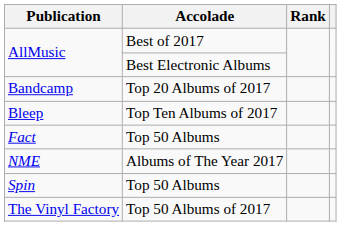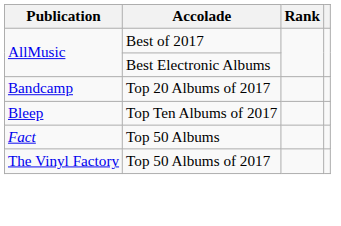- row: (24, 161)
- row: (21, 185)
